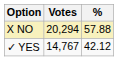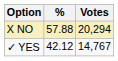columns swapped: (63, 13) <-> (97, 13)
